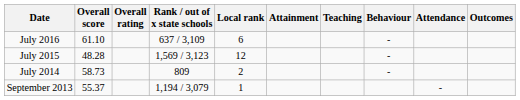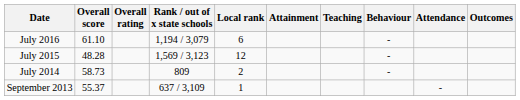(182, 39) 637 / 3,109 -> (182, 39) 1,194 / 3,079
(182, 87) 1,194 / 3,079 -> (182, 87) 637 / 3,109
